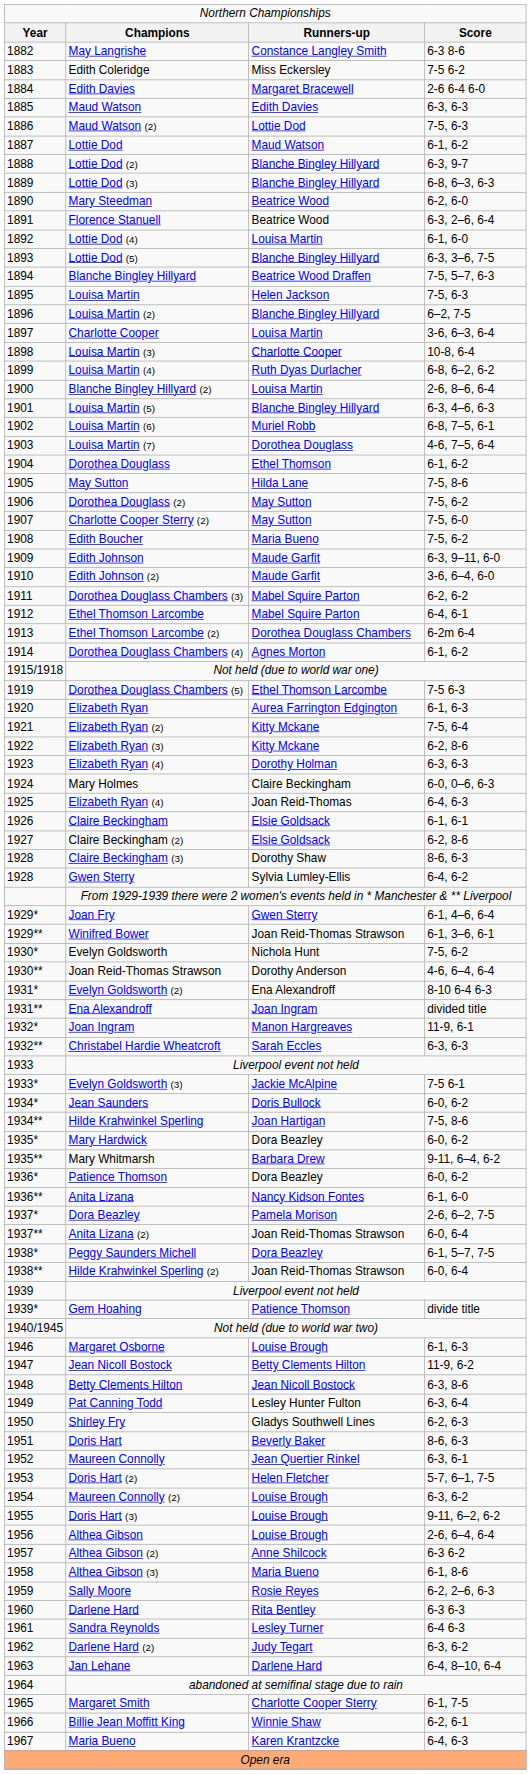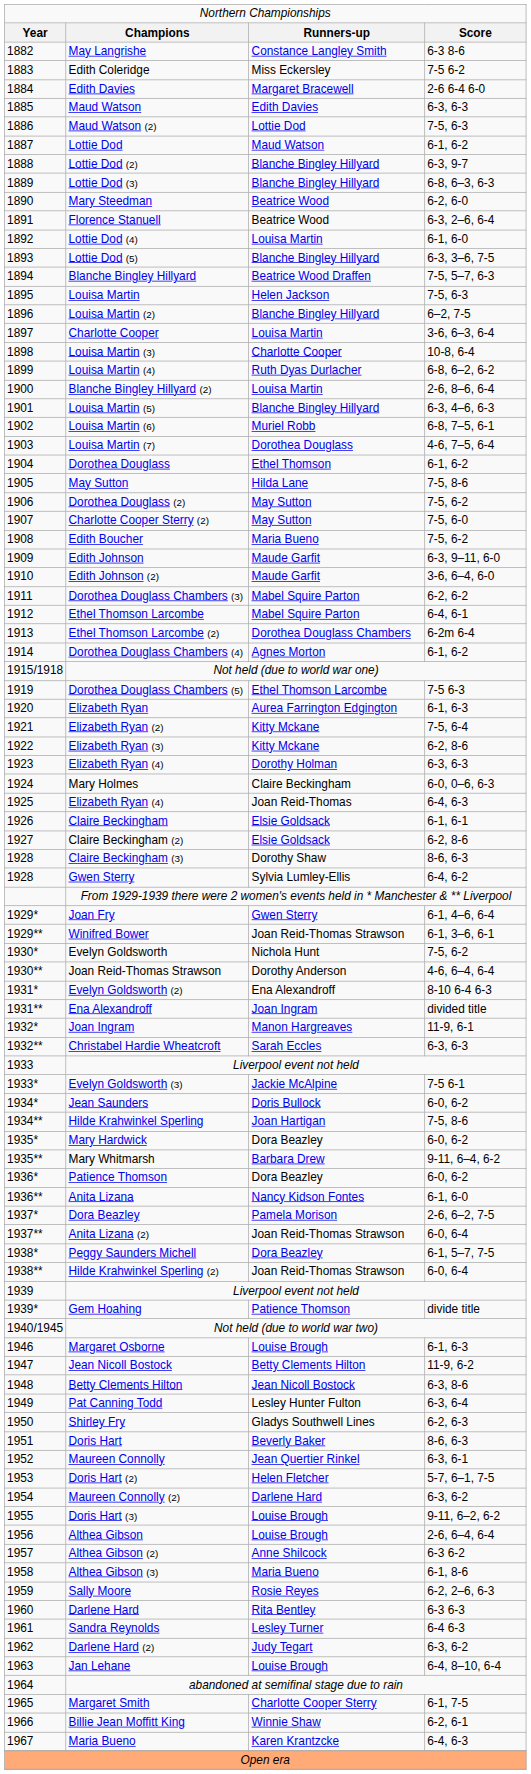(290, 1497) Louise Brough -> (287, 1497) Darlene Hard
(287, 1666) Darlene Hard -> (290, 1666) Louise Brough
